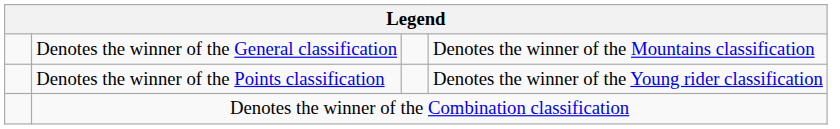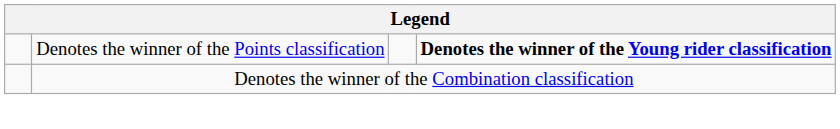- row: (217, 49)
(628, 78) normal -> (626, 49) bold
